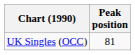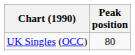(110, 41) 81 -> (110, 41) 80
